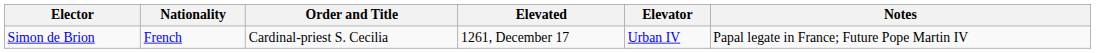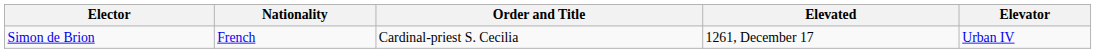- column: (900, 15)
